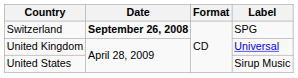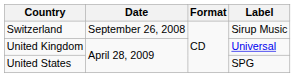(138, 30) bold -> (137, 30) normal
(246, 30) SPG -> (259, 30) Sirup Music
(262, 64) Sirup Music -> (243, 64) SPG
